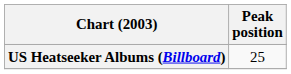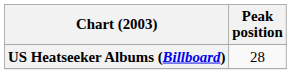(258, 56) 25 -> (258, 56) 28
